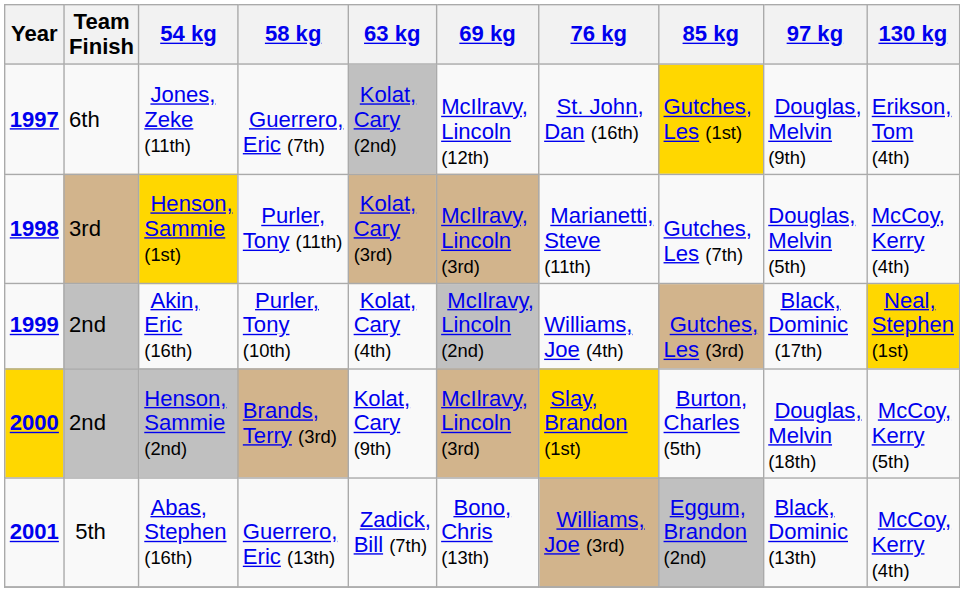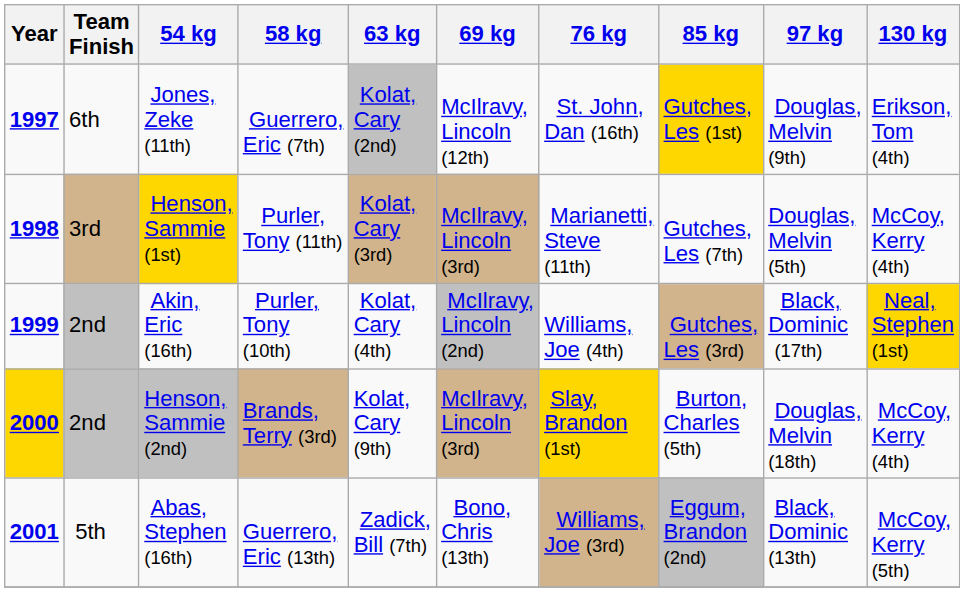(911, 422) McCoy, Kerry (5th) -> (911, 422) McCoy, Kerry (4th)
(911, 532) McCoy, Kerry (4th) -> (911, 532) McCoy, Kerry (5th)
